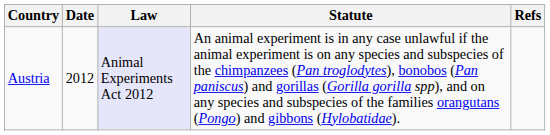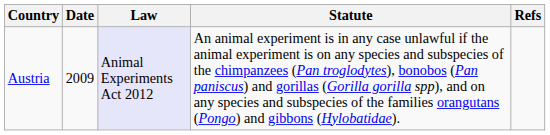(80, 78) 2012 -> (80, 78) 2009
